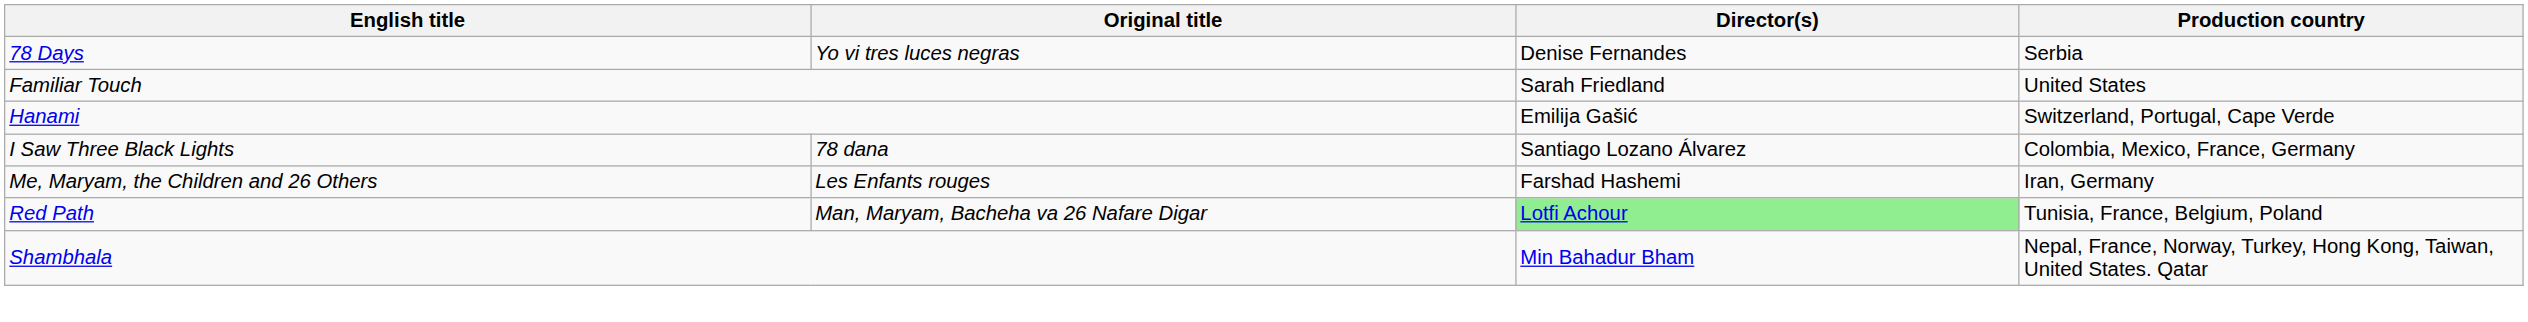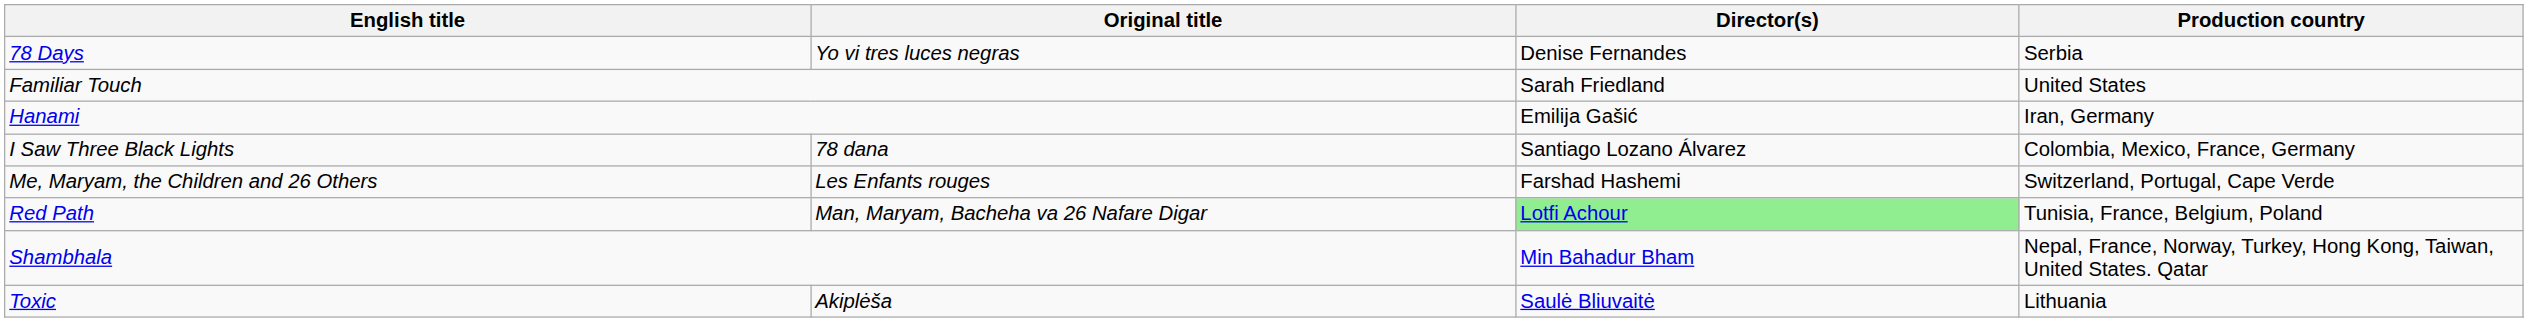(2179, 117) Switzerland, Portugal, Cape Verde -> (2089, 117) Iran, Germany
(2089, 181) Iran, Germany -> (2179, 181) Switzerland, Portugal, Cape Verde
+ row: (33, 301)
